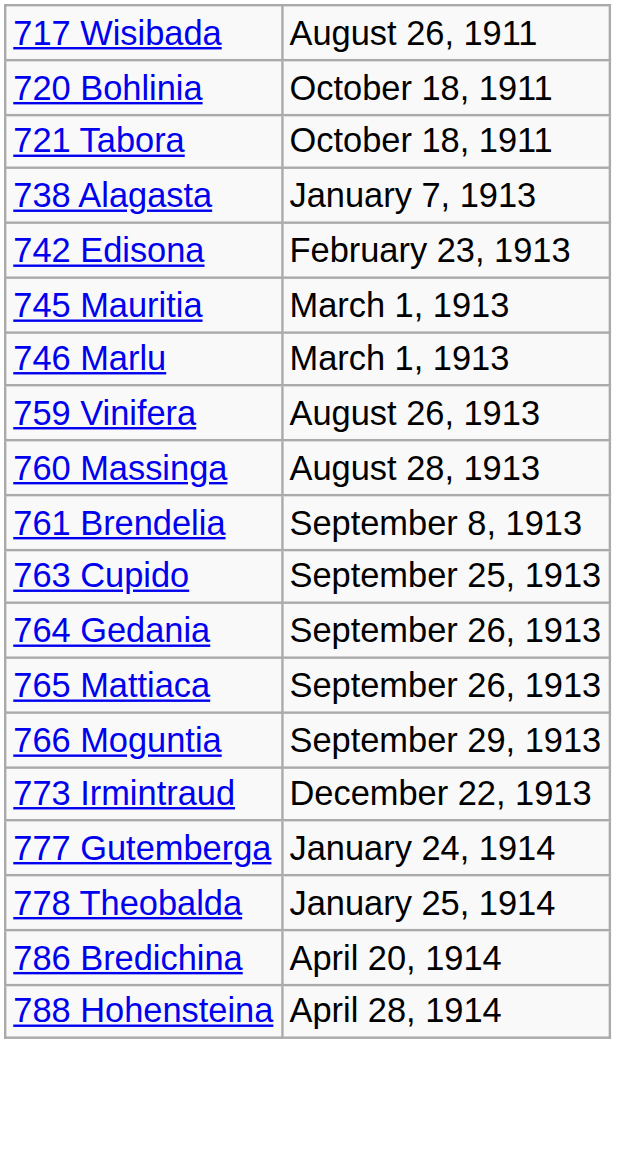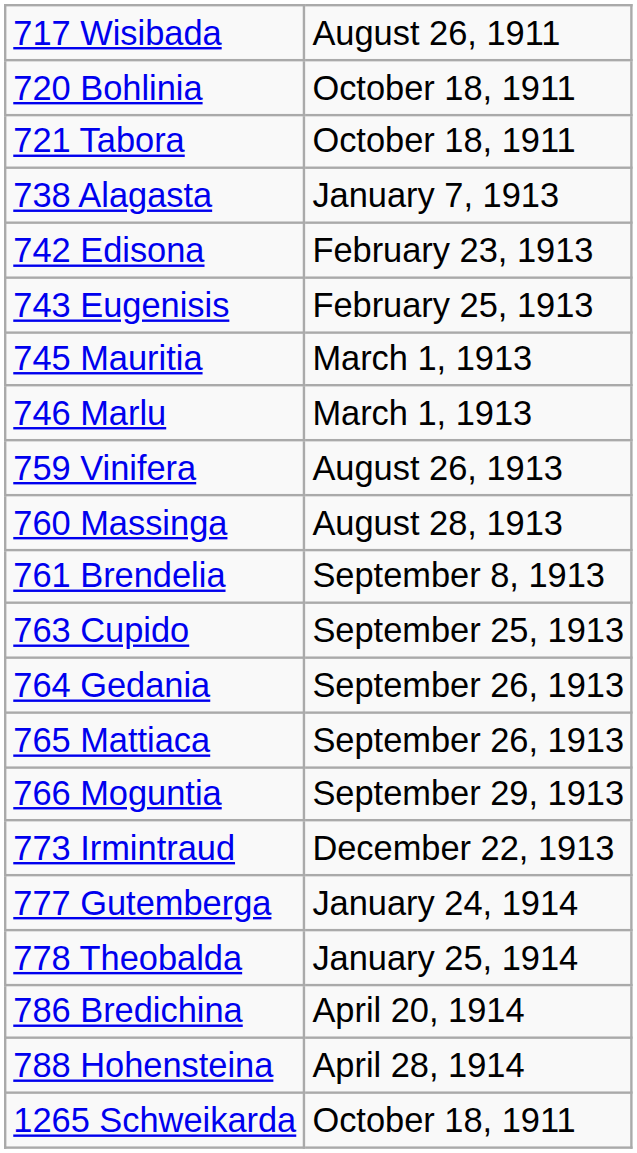+ row: (121, 305)
+ row: (155, 1120)
